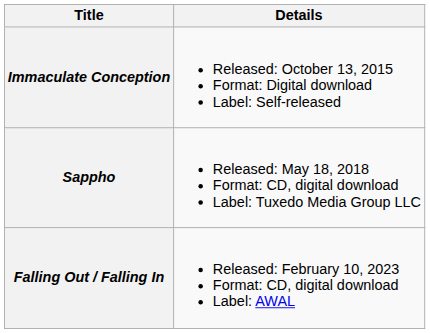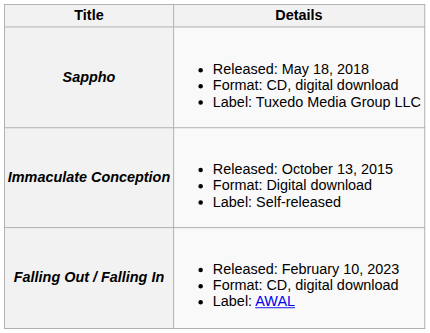rows swapped: (89, 77) <-> (89, 177)
